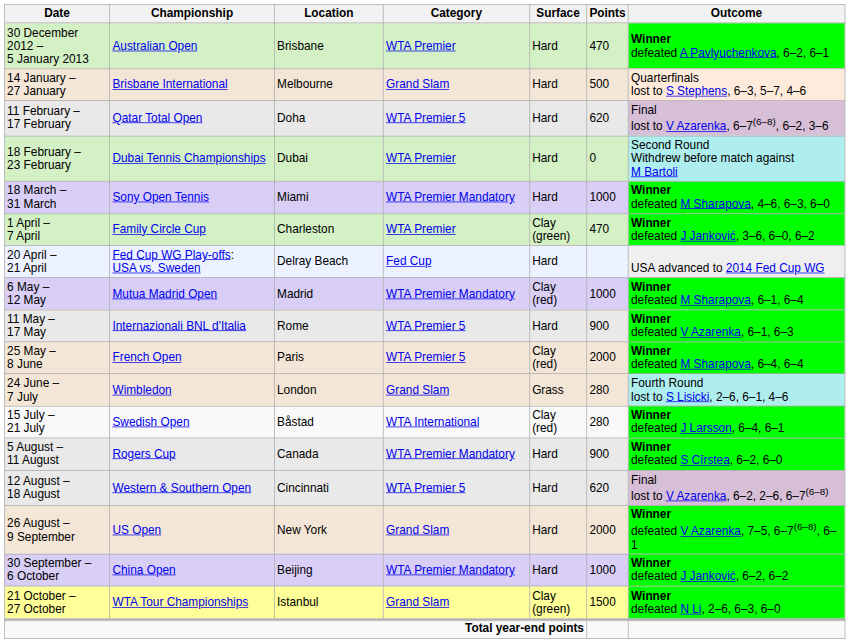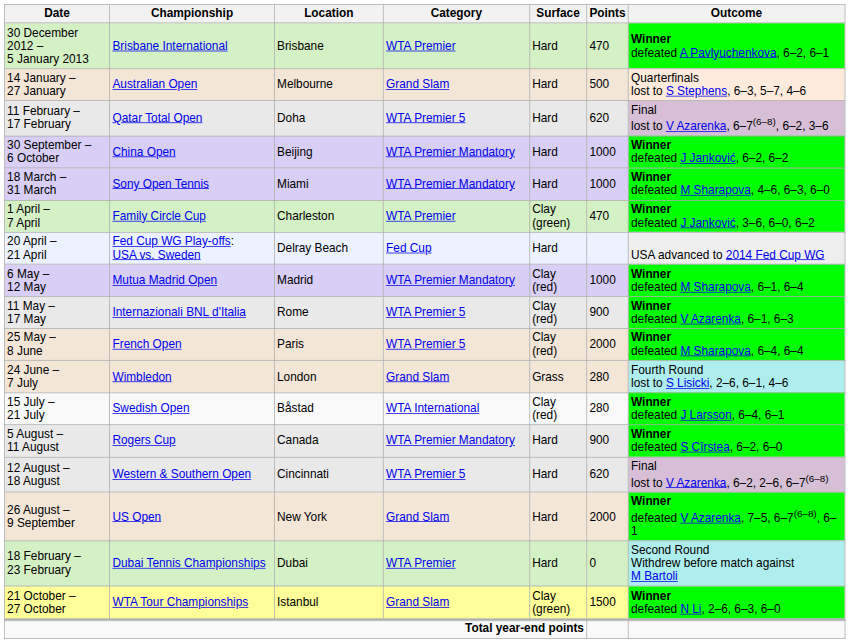(155, 45) Australian Open -> (170, 45) Brisbane International
(170, 84) Brisbane International -> (155, 84) Australian Open
rows swapped: (44, 158) <-> (49, 570)
(545, 325) Hard -> (545, 312) Clay (red)
